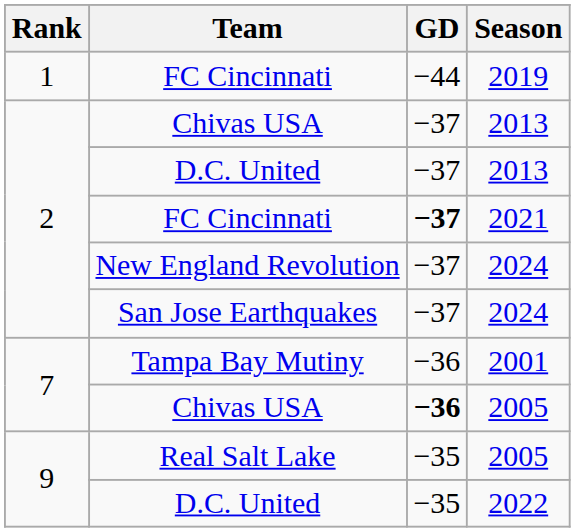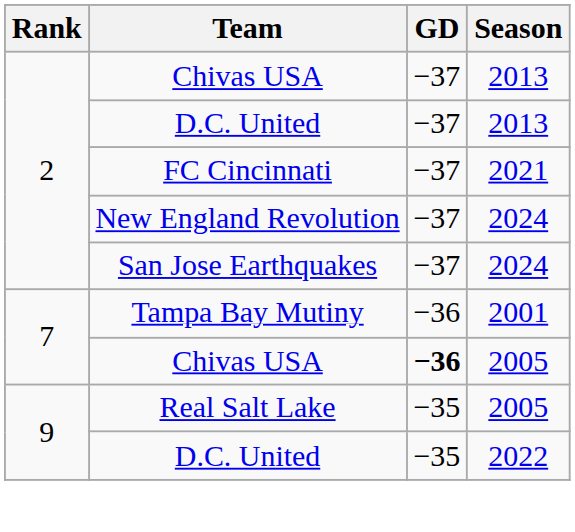- row: (248, 75)
(437, 218) bold -> (437, 170) normal
